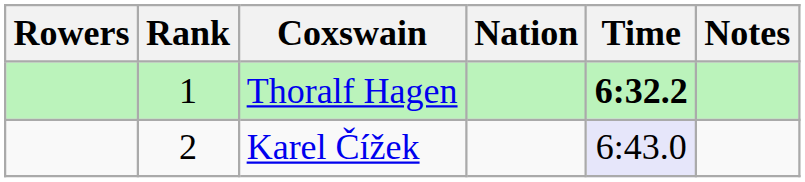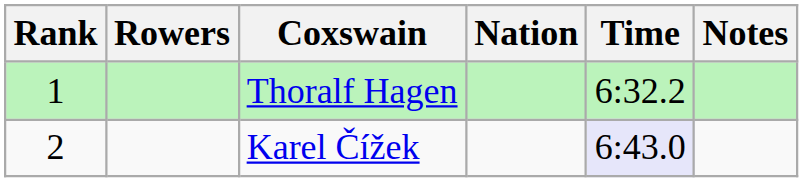columns swapped: (188, 33) <-> (71, 33)
(641, 90) bold -> (640, 90) normal
